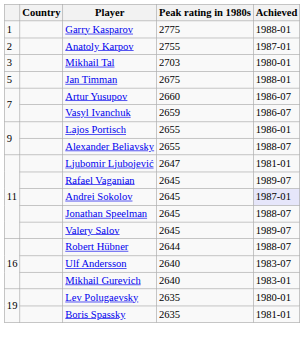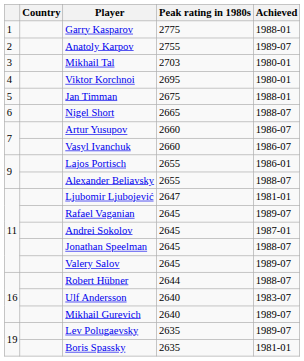(273, 46) 1987-01 -> (273, 46) 1989-07
+ row: (100, 79)
+ row: (90, 113)
(170, 113) 2659 -> (170, 146) 2660
(273, 197) lavender background -> (273, 230) no background
(273, 280) 1983-01 -> (273, 314) 1989-07
(273, 297) 1980-01 -> (273, 331) 1989-07
